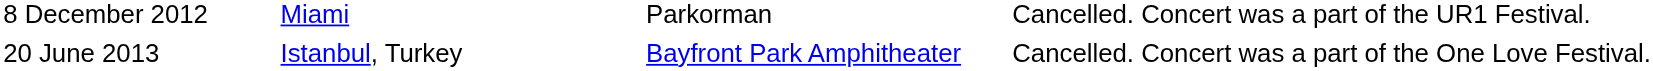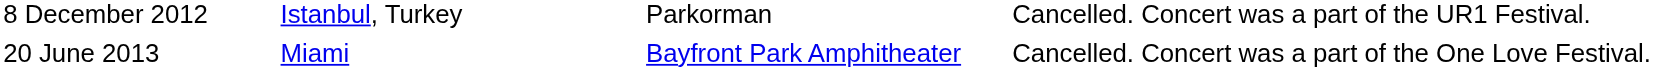(315, 14) Miami -> (371, 14) Istanbul, Turkey
(371, 53) Istanbul, Turkey -> (315, 53) Miami
